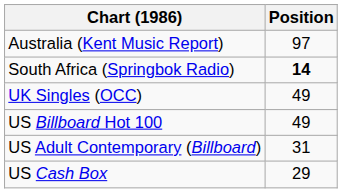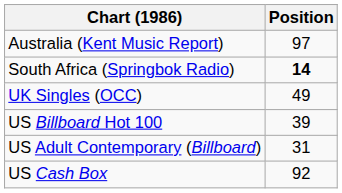(301, 122) 49 -> (301, 122) 39
(301, 174) 29 -> (301, 174) 92
